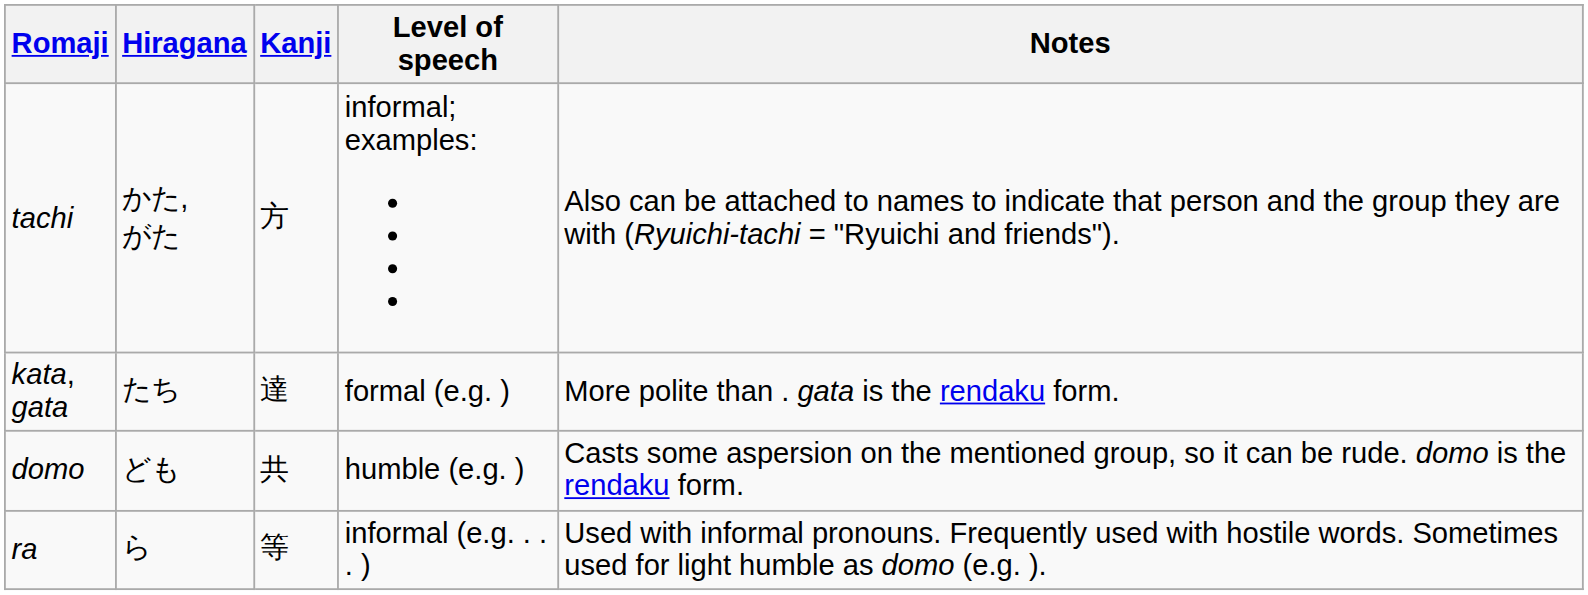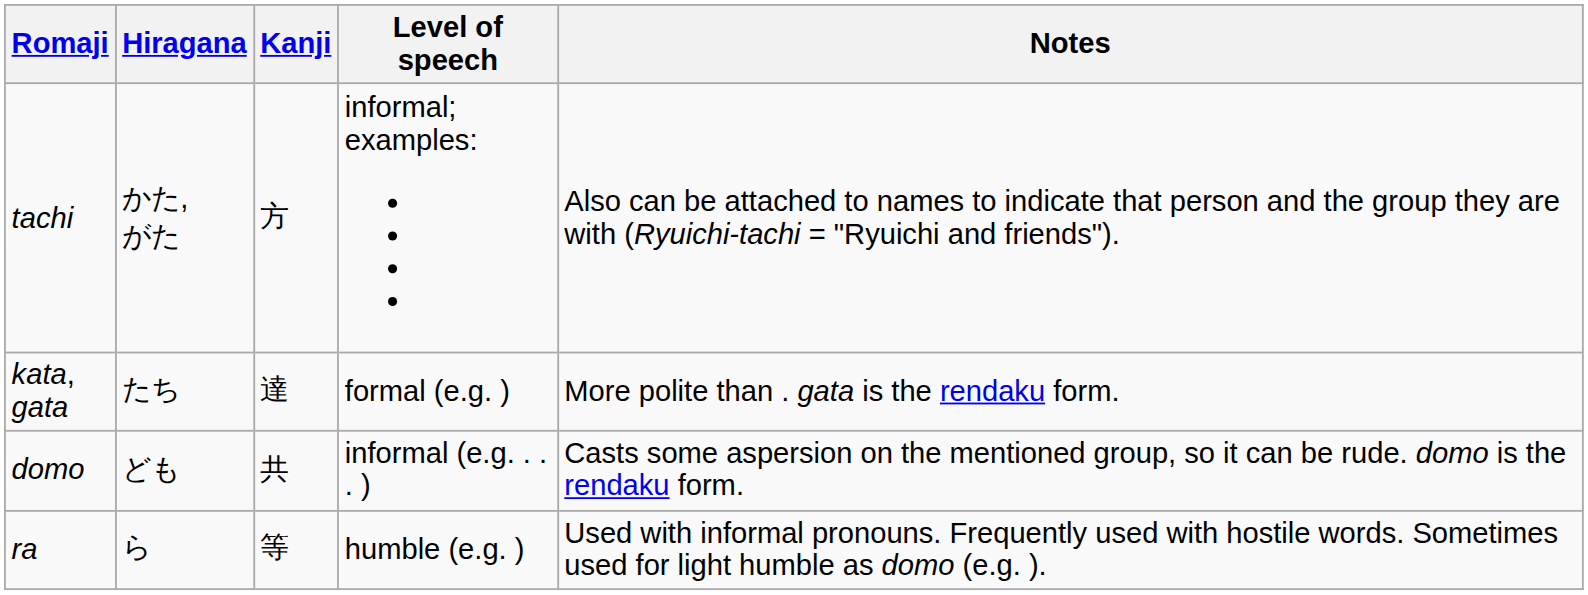(435, 470) humble (e.g. ) -> (446, 470) informal (e.g. . . . )
(446, 549) informal (e.g. . . . ) -> (435, 549) humble (e.g. )
